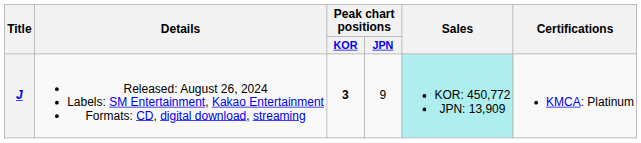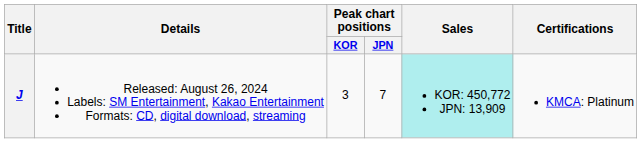(345, 95) bold -> (345, 95) normal
(383, 95) 9 -> (383, 95) 7
